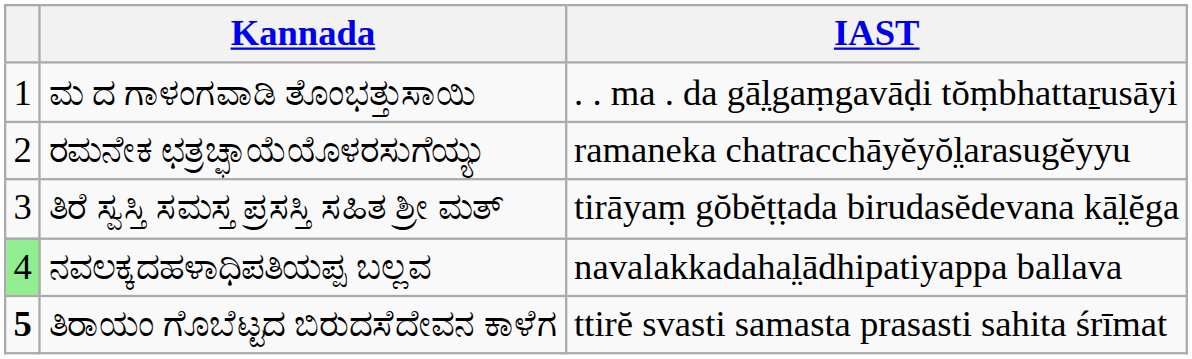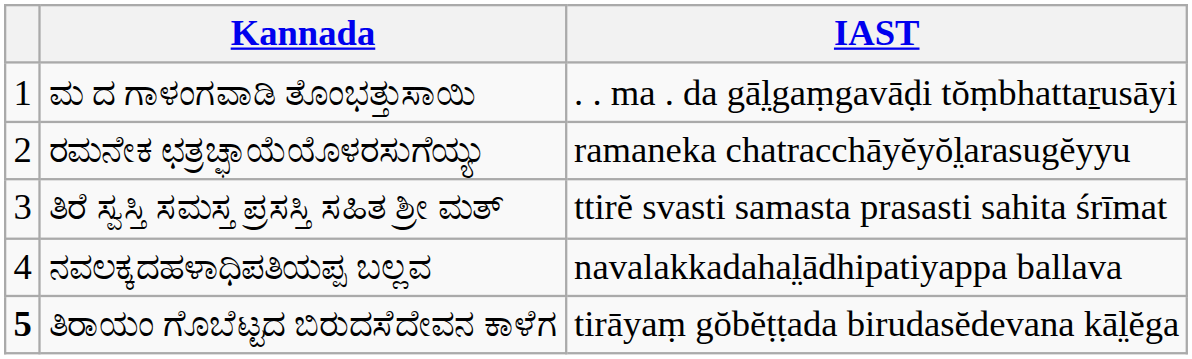(877, 207) tirāyaṃ gŏbĕṭṭada birudasĕdevana kāl̤ĕga -> (871, 207) ttirĕ svasti samasta prasasti sahita śrīmat
(23, 265) lightgreen background -> (23, 265) no background
(871, 324) ttirĕ svasti samasta prasasti sahita śrīmat -> (877, 324) tirāyaṃ gŏbĕṭṭada birudasĕdevana kāl̤ĕga
